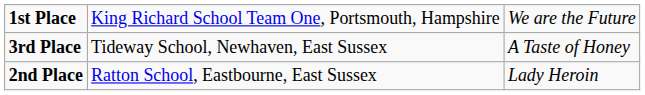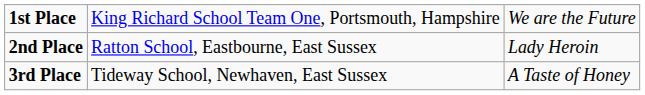rows swapped: (46, 75) <-> (45, 47)
